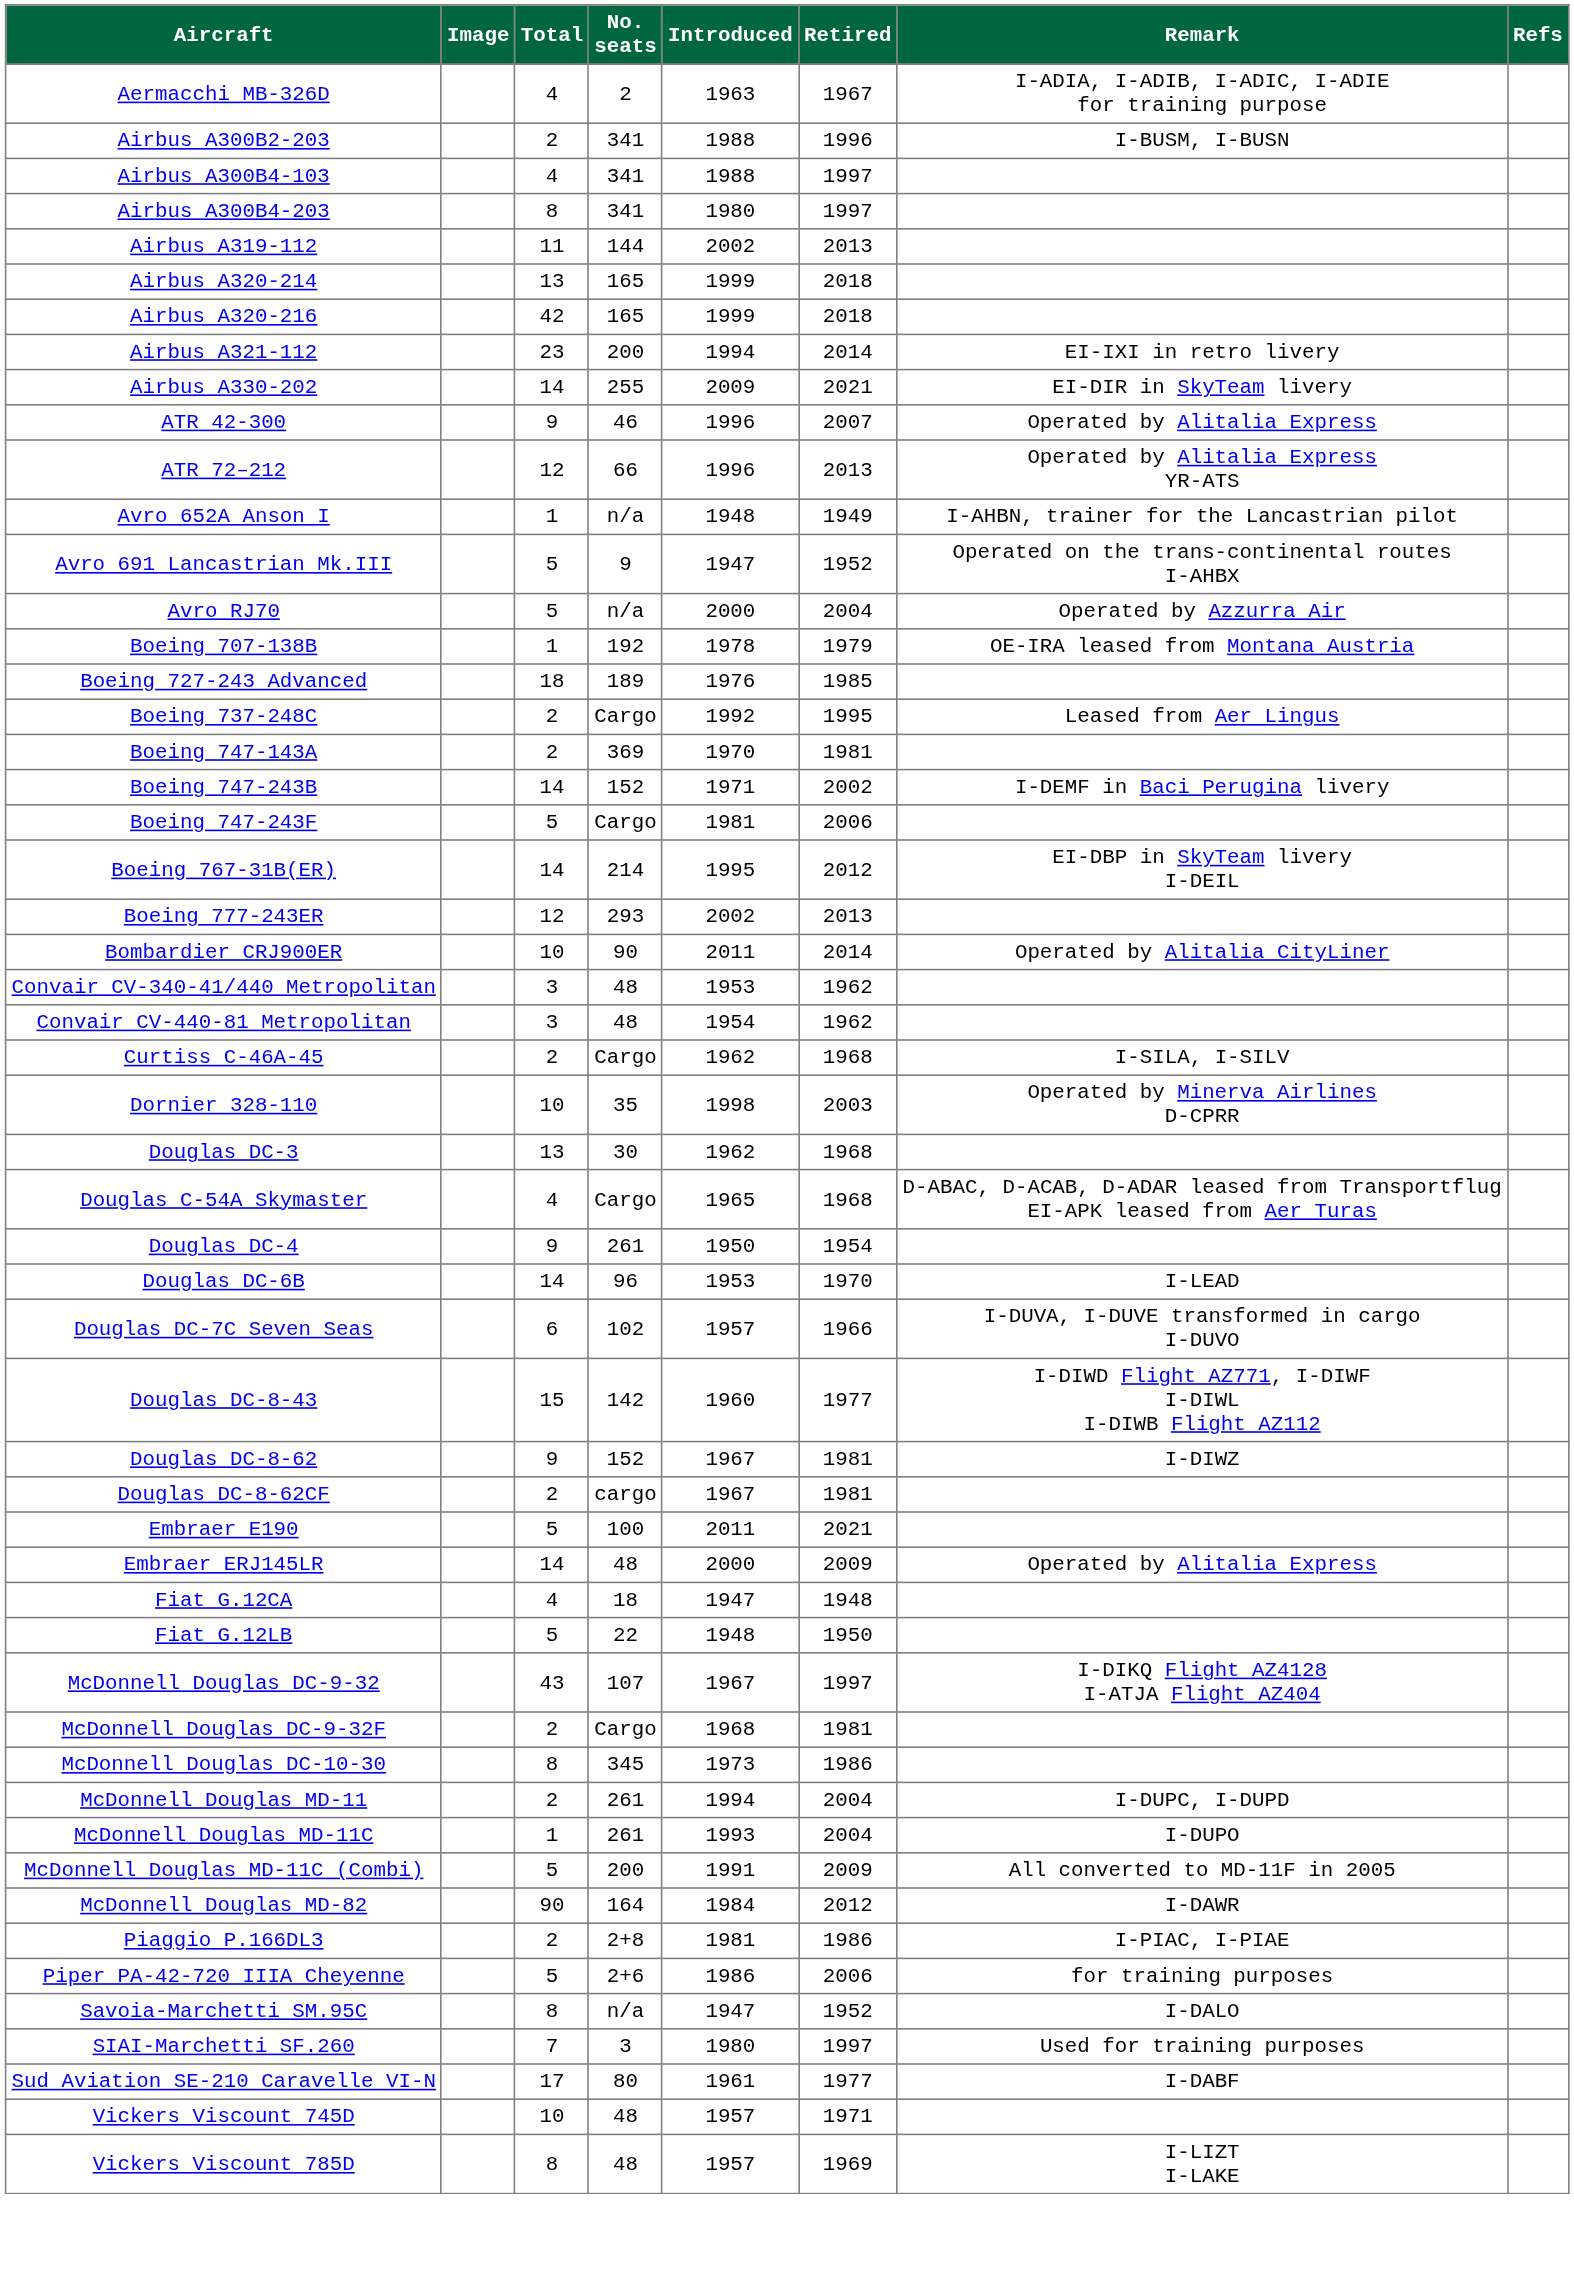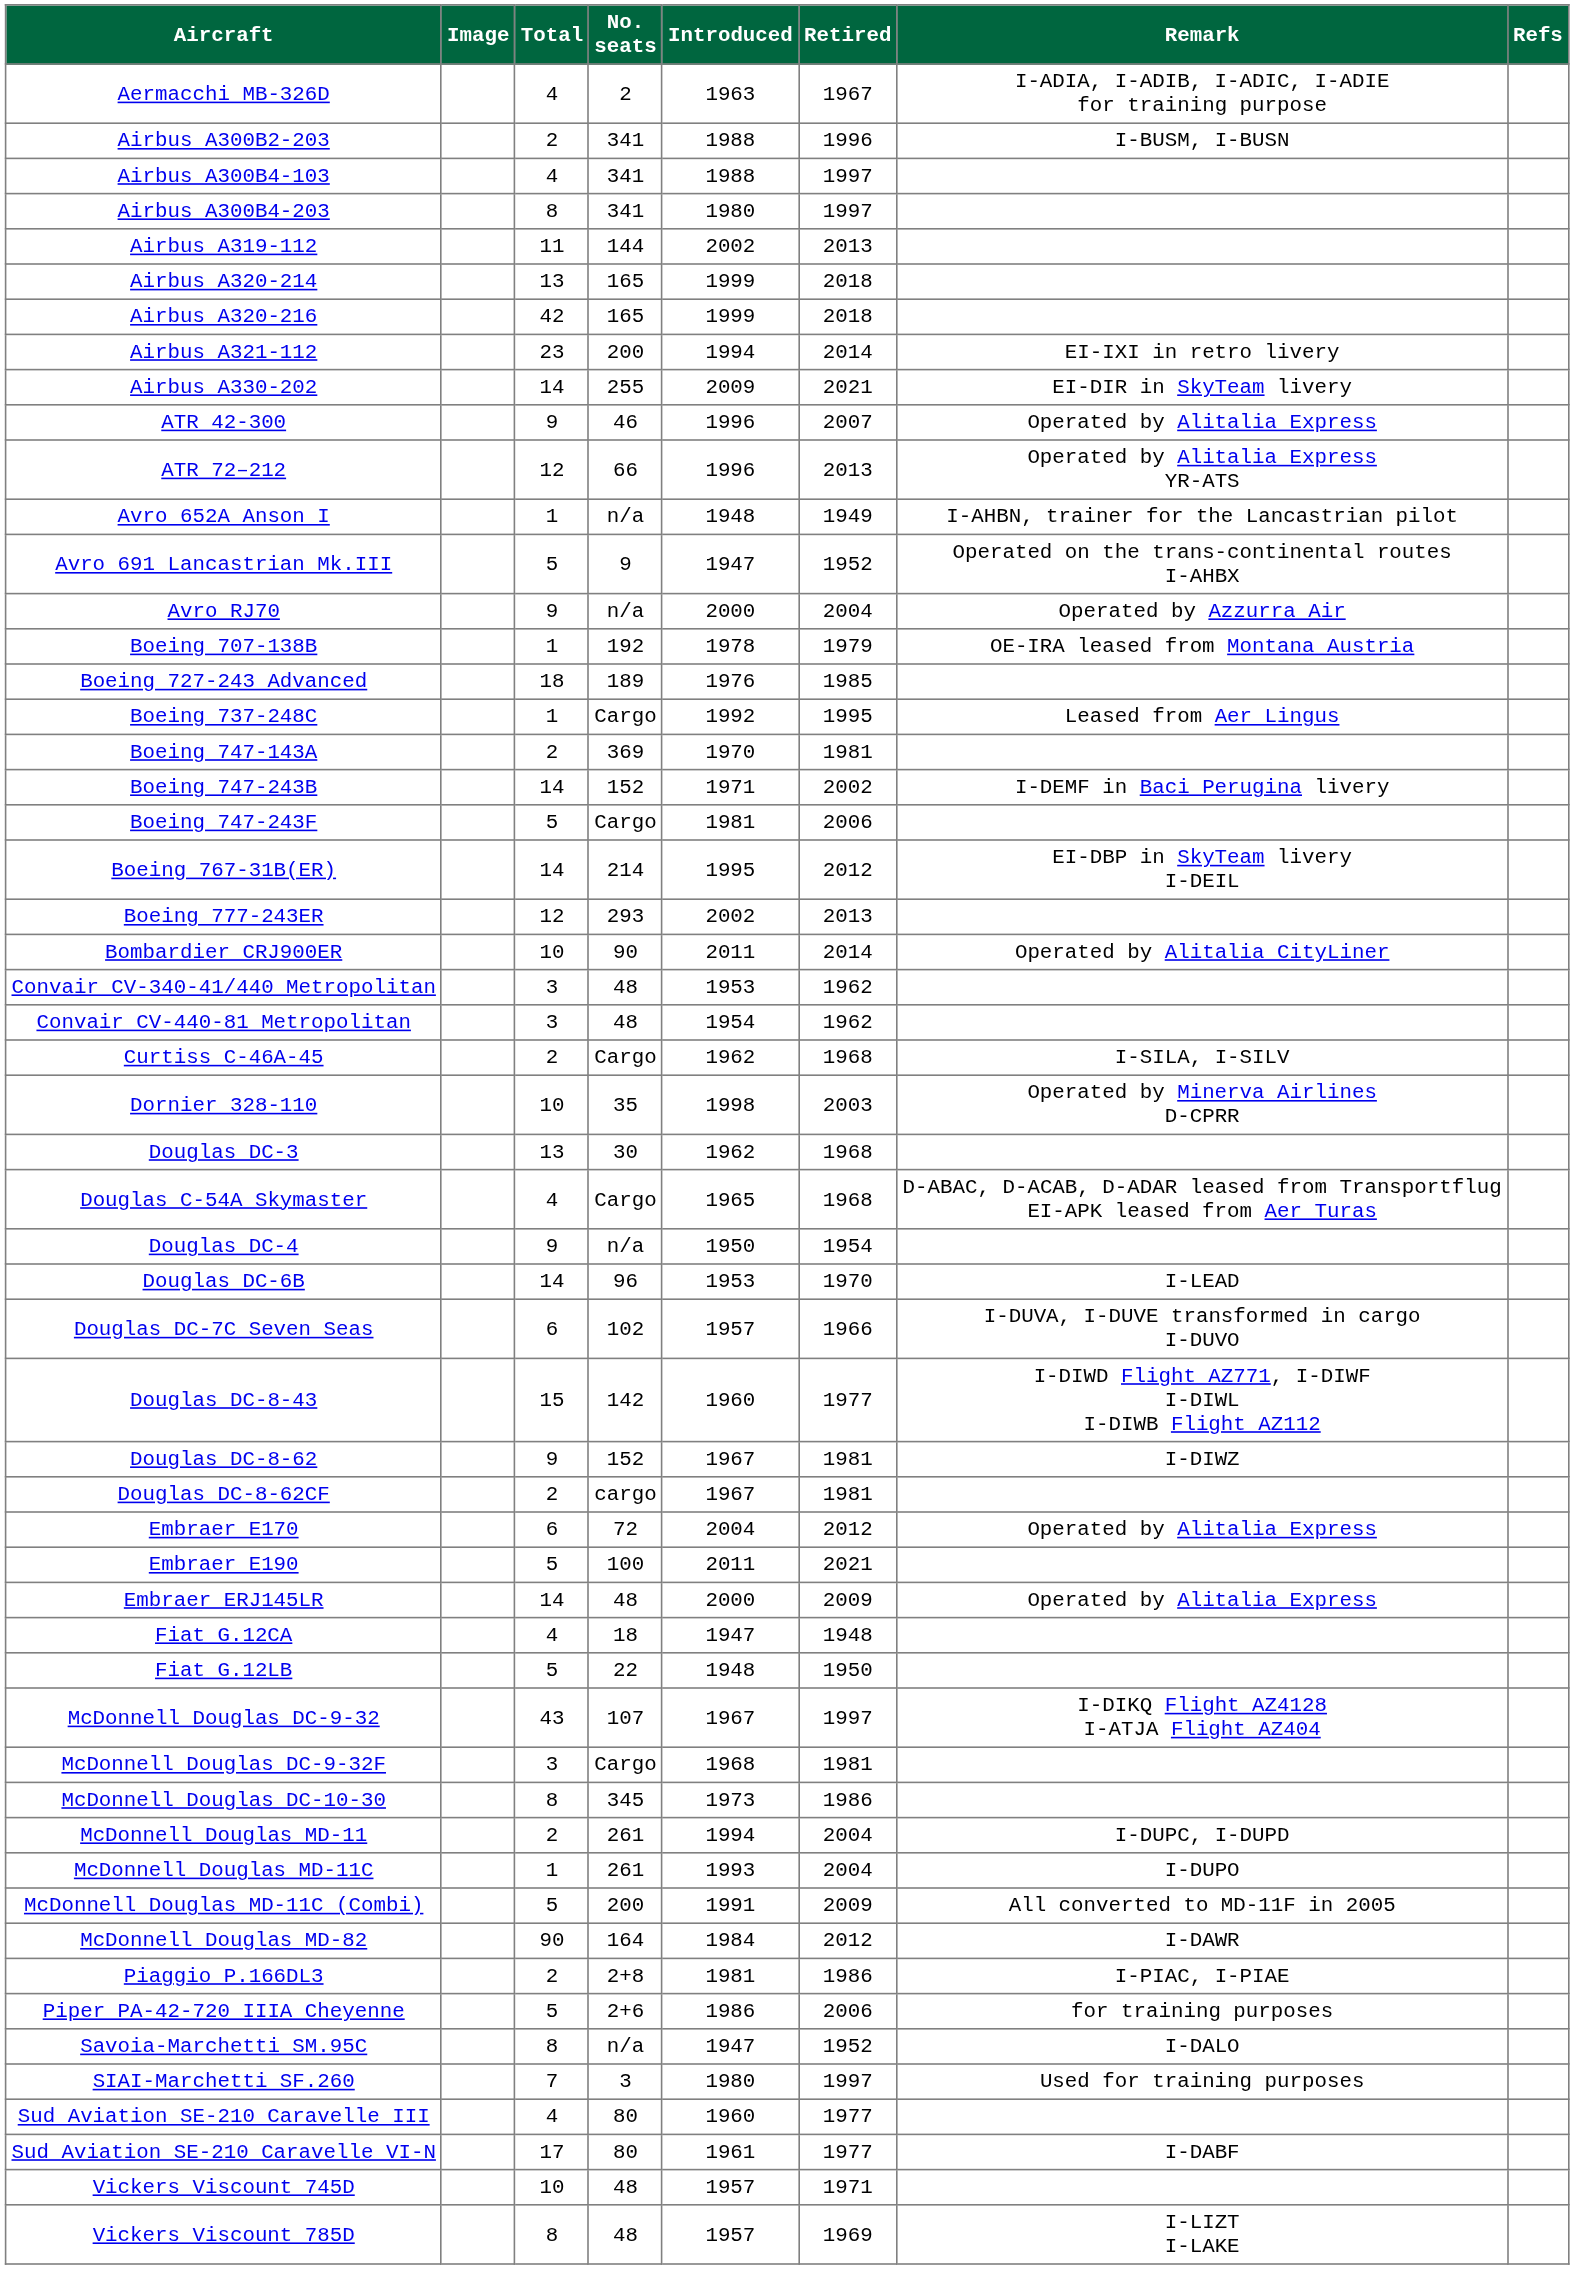(552, 611) 5 -> (552, 611) 9
(552, 717) 2 -> (552, 717) 1
(626, 1246) 261 -> (626, 1246) n/a
+ row: (224, 1530)
(552, 1730) 2 -> (552, 1765) 3
+ row: (224, 2117)
